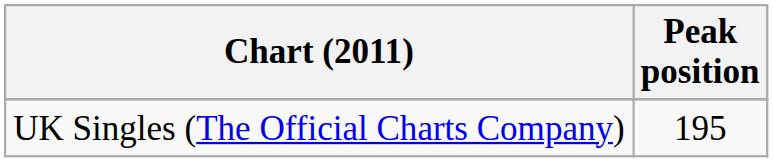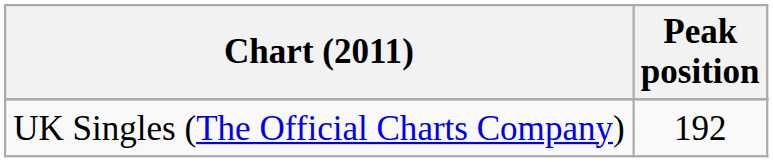(700, 127) 195 -> (700, 127) 192
